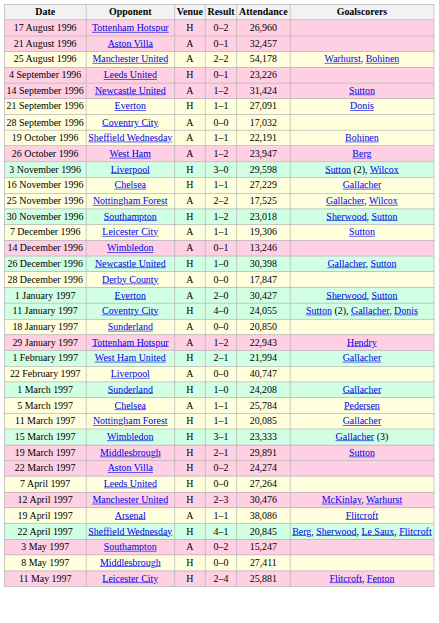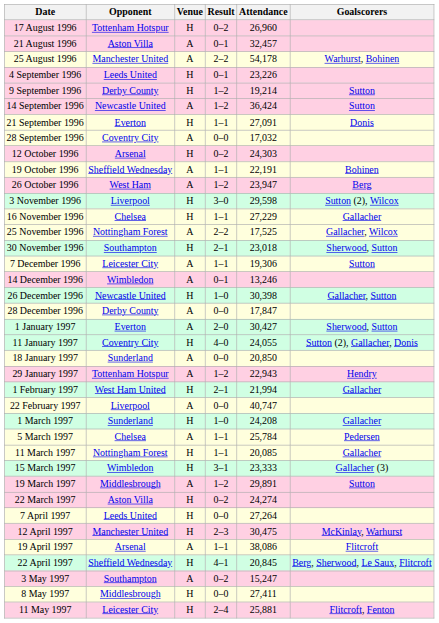+ row: (45, 91)
(263, 91) 31,424 -> (263, 106) 36,424
+ row: (45, 153)
(221, 216) 1–2 -> (221, 248) 2–1
(190, 452) H -> (190, 484) A
(221, 452) 2–1 -> (221, 484) 1–2
(263, 500) 30,476 -> (263, 531) 30,475
